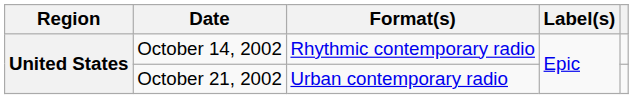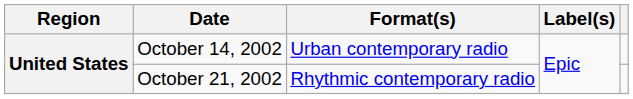(413, 49) Rhythmic contemporary radio -> (399, 49) Urban contemporary radio
(399, 78) Urban contemporary radio -> (413, 78) Rhythmic contemporary radio
